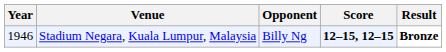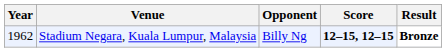(20, 36) 1946 -> (20, 36) 1962
